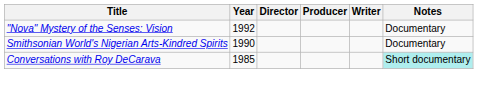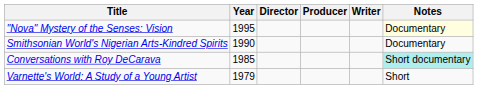(244, 28) 1992 -> (244, 28) 1995
(415, 28) no background -> (415, 28) lightyellow background
+ row: (102, 76)
